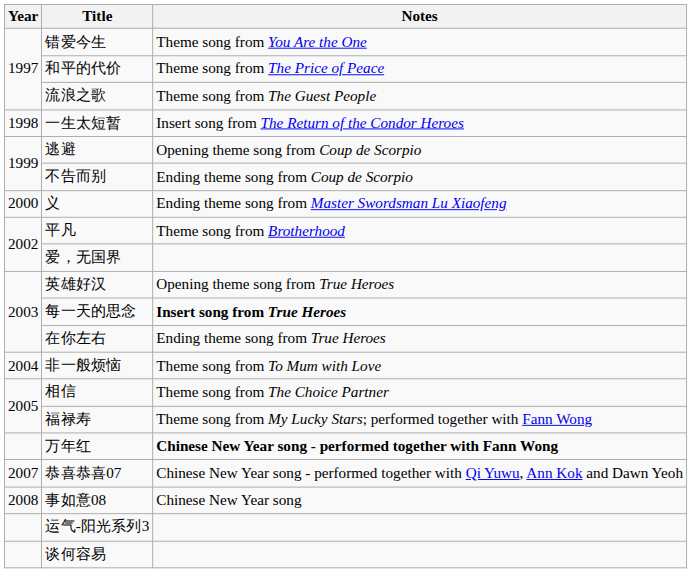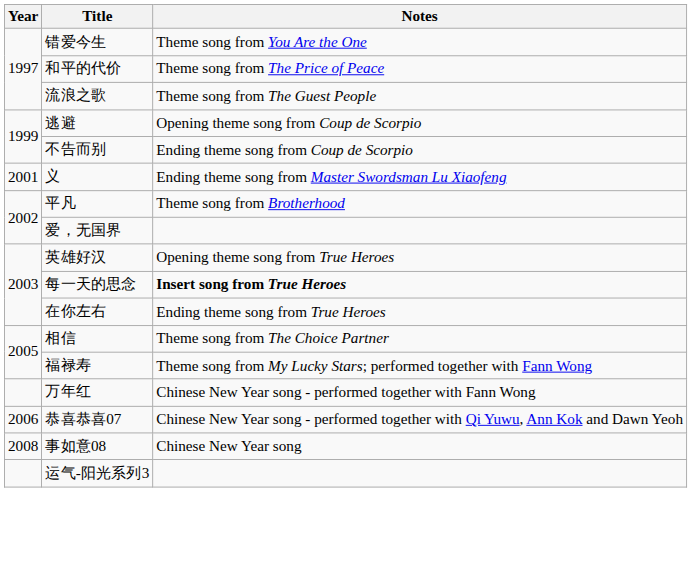- row: (83, 122)
(23, 203) 2000 -> (23, 176) 2001
- row: (83, 365)
(357, 446) bold -> (346, 392) normal
(23, 473) 2007 -> (23, 419) 2006
- row: (76, 553)
